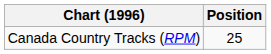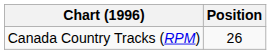(234, 37) 25 -> (234, 37) 26
